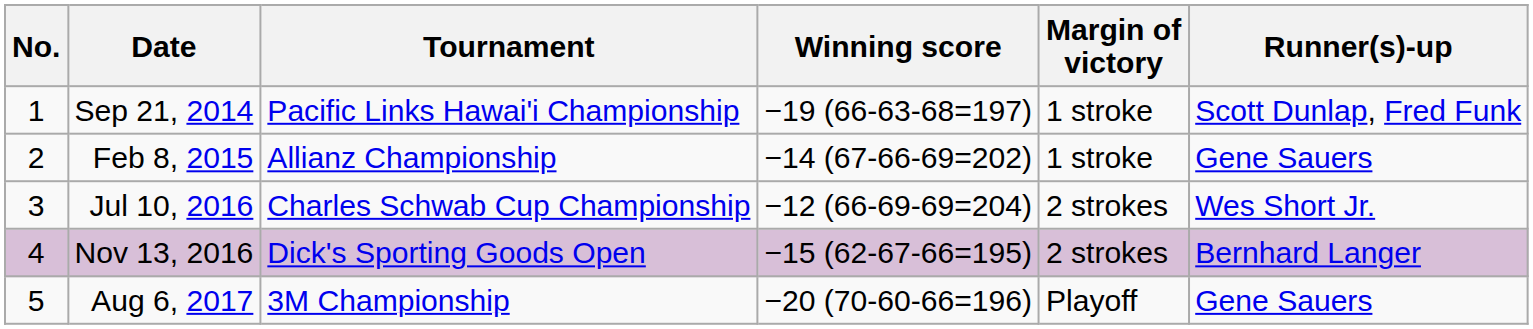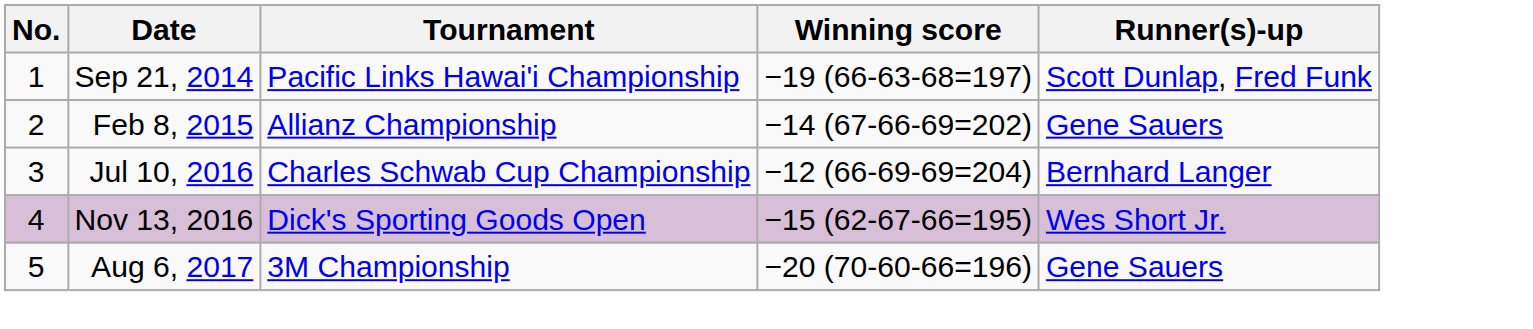- column: (1114, 46)
(1285, 206) Wes Short Jr. -> (1159, 172) Bernhard Langer
(1308, 253) Bernhard Langer -> (1136, 220) Wes Short Jr.
